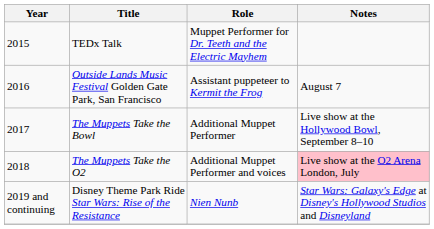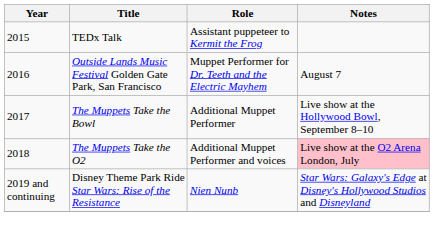(239, 43) Muppet Performer for Dr. Teeth and the Electric Mayhem -> (240, 37) Assistant puppeteer to Kermit the Frog
(240, 86) Assistant puppeteer to Kermit the Frog -> (239, 74) Muppet Performer for Dr. Teeth and the Electric Mayhem
